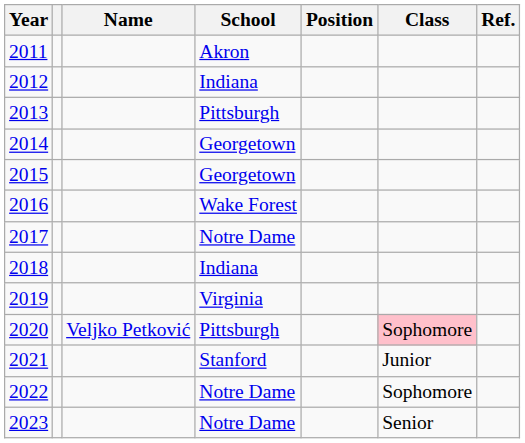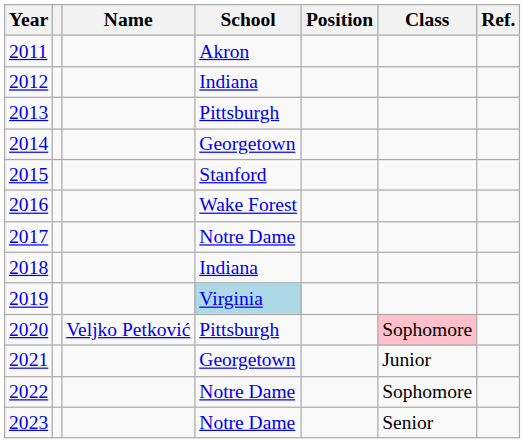(247, 174) Georgetown -> (233, 174) Stanford
(231, 298) no background -> (231, 298) lightblue background
(233, 360) Stanford -> (247, 360) Georgetown
